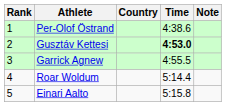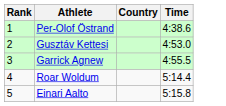- column: (208, 12)
(177, 45) bold -> (177, 45) normal
